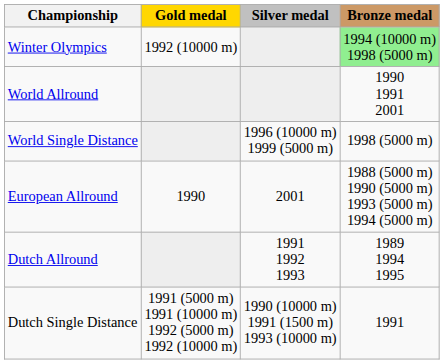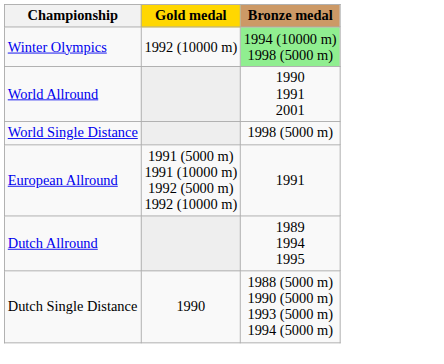- column: (290, 15)
(191, 196) 1990 -> (191, 180) 1991 (5000 m) 1991 (10000 m) 1992 (5000 m) 1992 (10000 m)
(390, 196) 1988 (5000 m) 1990 (5000 m) 1993 (5000 m) 1994 (5000 m) -> (290, 180) 1991
(191, 323) 1991 (5000 m) 1991 (10000 m) 1992 (5000 m) 1992 (10000 m) -> (191, 306) 1990
(390, 323) 1991 -> (290, 306) 1988 (5000 m) 1990 (5000 m) 1993 (5000 m) 1994 (5000 m)
